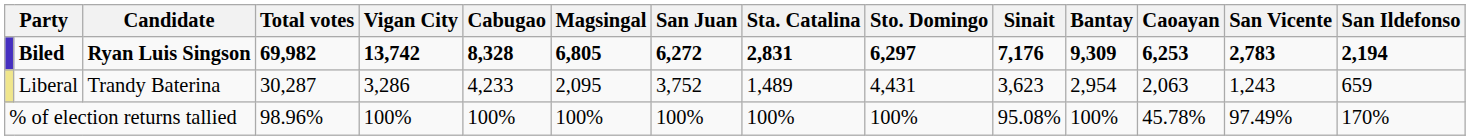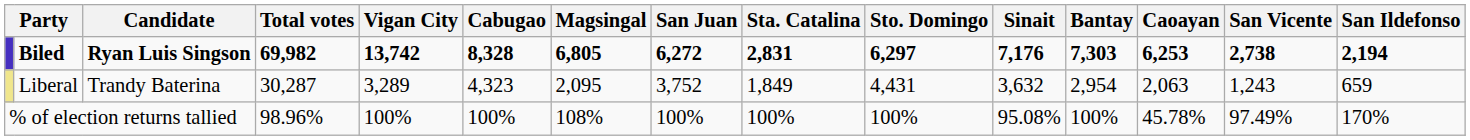(1093, 53) 9,309 -> (1093, 53) 7,303
(1252, 53) 2,783 -> (1252, 53) 2,738
(387, 85) 3,286 -> (387, 85) 3,289
(490, 85) 4,233 -> (490, 85) 4,323
(770, 85) 1,489 -> (770, 85) 1,849
(1021, 85) 3,623 -> (1021, 85) 3,632
(579, 118) 100% -> (579, 118) 108%
